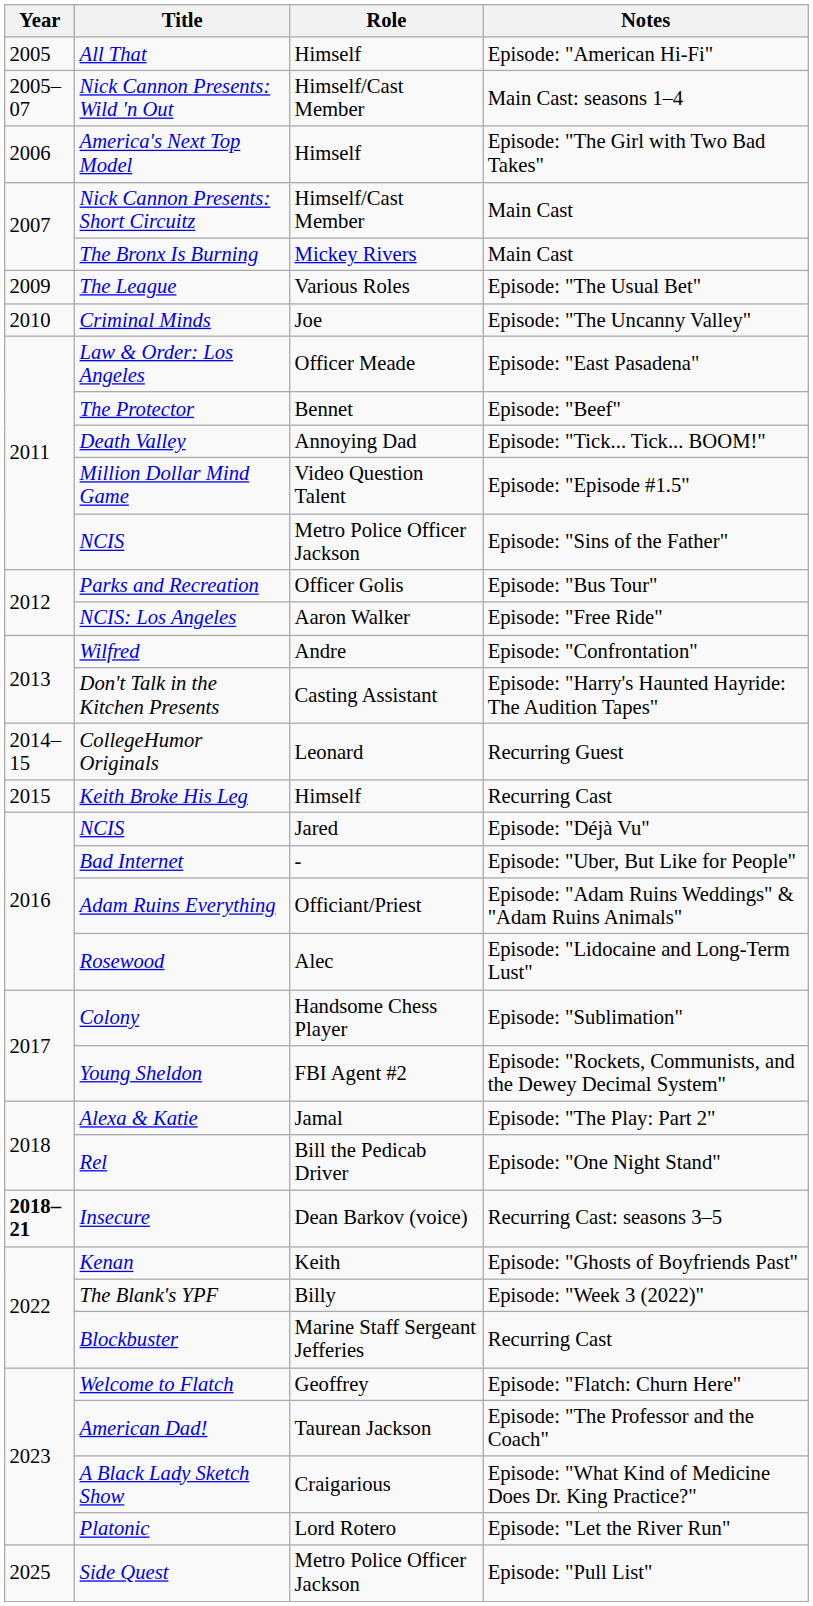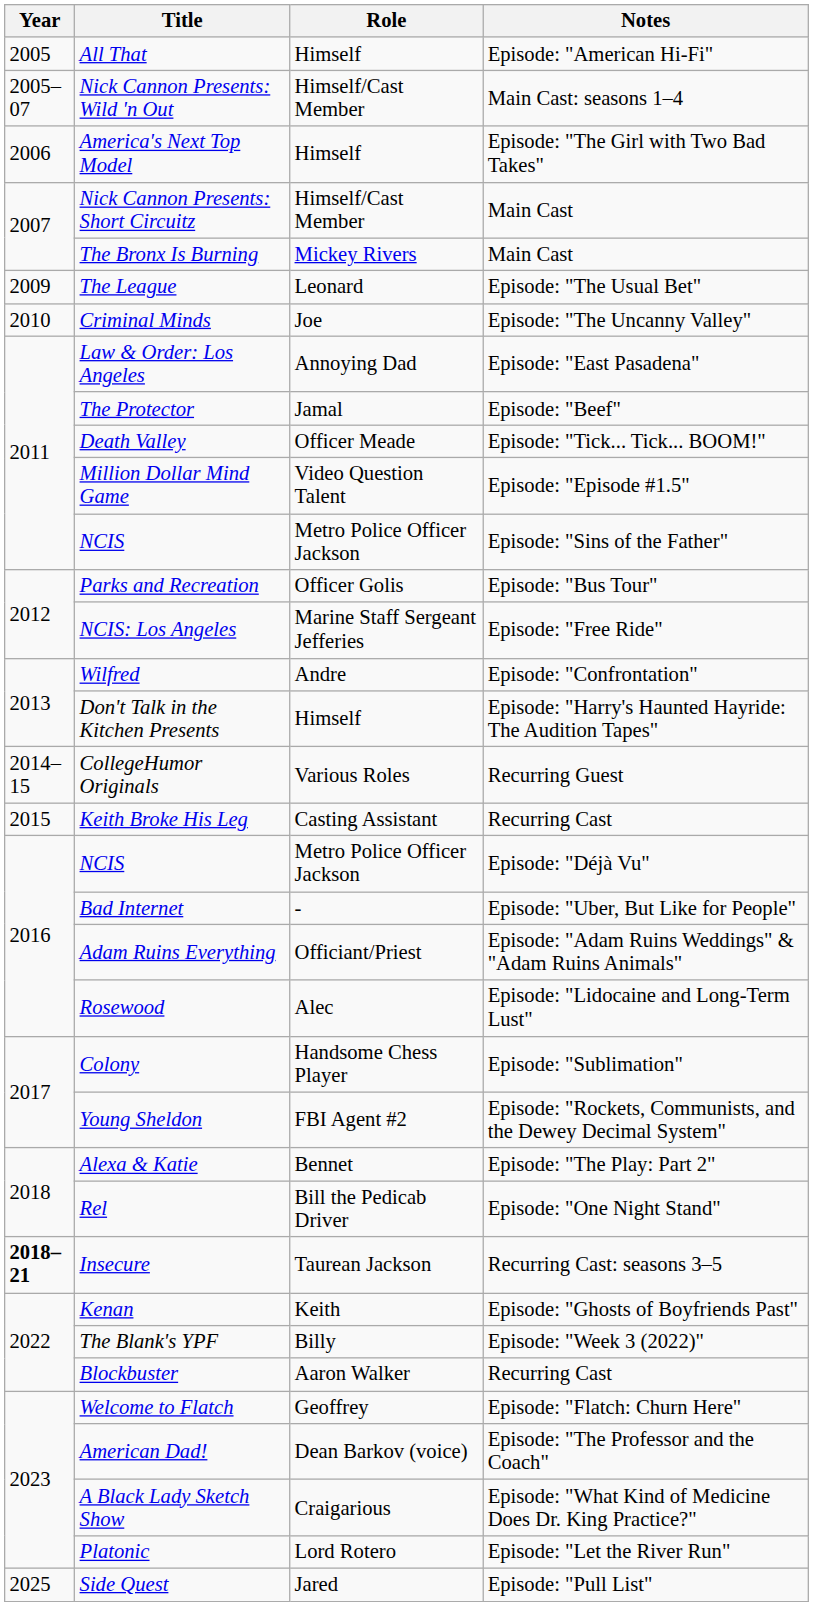(352, 286) Various Roles -> (329, 286) Leonard
(355, 364) Officer Meade -> (356, 364) Annoying Dad
(324, 408) Bennet -> (319, 408) Jamal
(356, 441) Annoying Dad -> (355, 441) Officer Meade
(352, 618) Aaron Walker -> (385, 630) Marine Staff Sergeant Jefferies
(366, 695) Casting Assistant -> (328, 718) Himself
(329, 751) Leonard -> (352, 774) Various Roles
(328, 795) Himself -> (366, 819) Casting Assistant
(316, 828) Jared -> (380, 863) Metro Police Officer Jackson
(319, 1117) Jamal -> (324, 1164) Bennet
(381, 1218) Dean Barkov (voice) -> (363, 1264) Taurean Jackson
(385, 1339) Marine Staff Sergeant Jefferies -> (352, 1374) Aaron Walker
(363, 1428) Taurean Jackson -> (381, 1451) Dean Barkov (voice)
(380, 1572) Metro Police Officer Jackson -> (316, 1584) Jared
